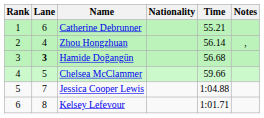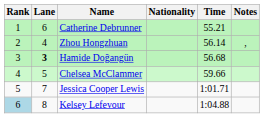(214, 89) 1:04.88 -> (214, 89) 1:01.71
(18, 105) no background -> (18, 105) lightblue background
(214, 105) 1:01.71 -> (214, 105) 1:04.88
